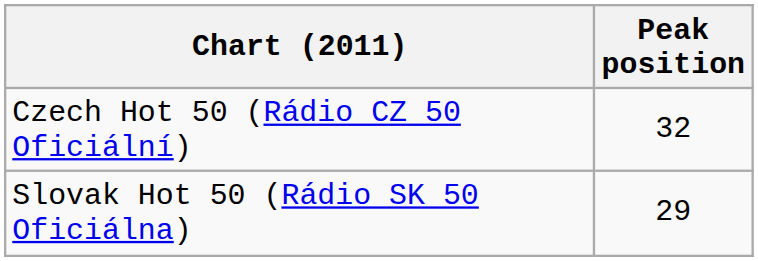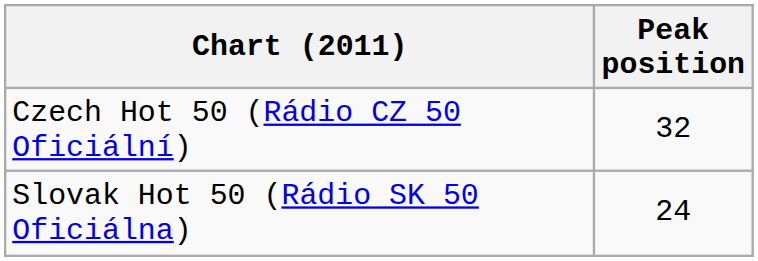(673, 213) 29 -> (673, 213) 24
